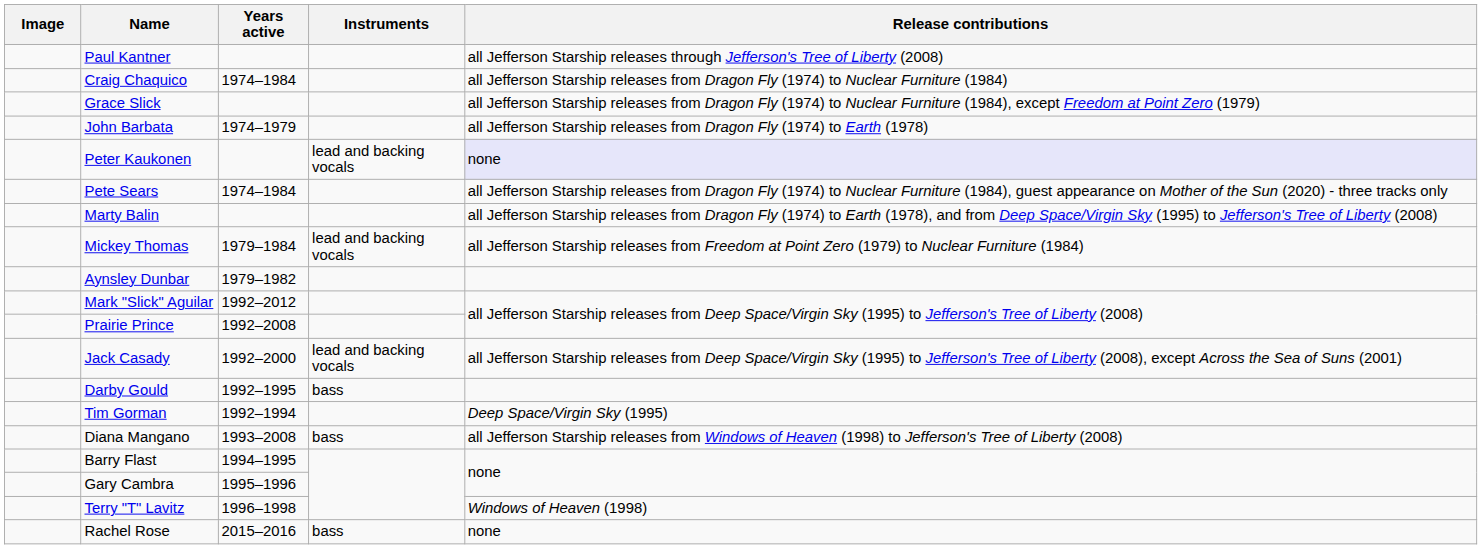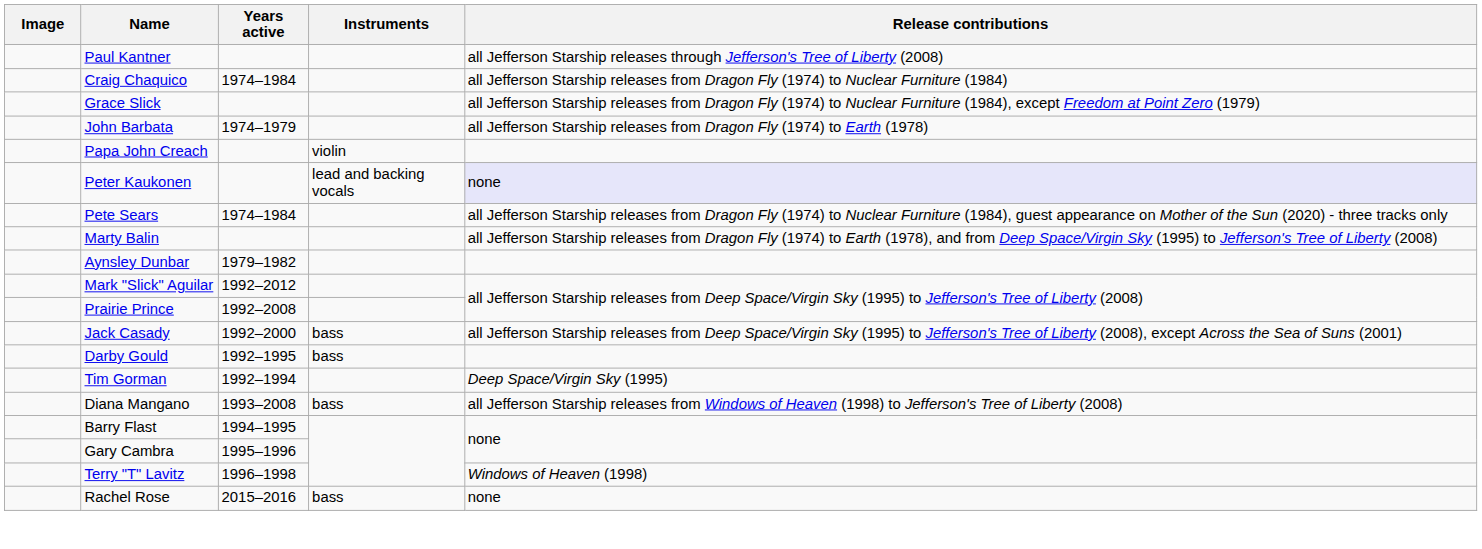+ row: (146, 151)
- row: (136, 246)
(368, 358) lead and backing vocals -> (328, 332) bass
